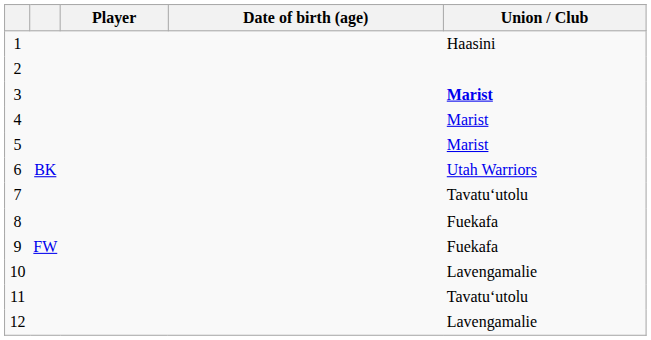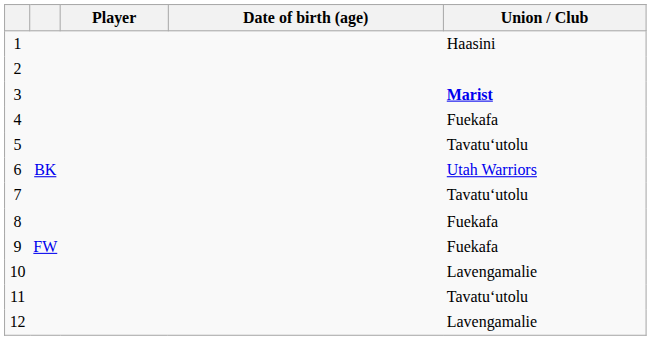(468, 119) Marist -> (472, 119) Fuekafa
(468, 145) Marist -> (487, 145) Tavatuʻutolu
